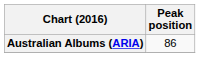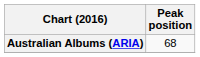(170, 43) 86 -> (170, 43) 68
